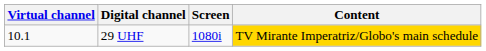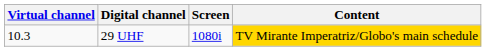(19, 35) 10.1 -> (19, 35) 10.3
